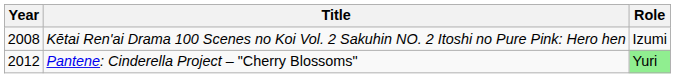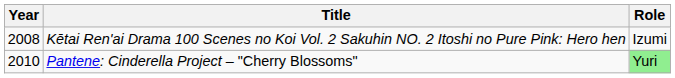(24, 61) 2012 -> (24, 61) 2010
